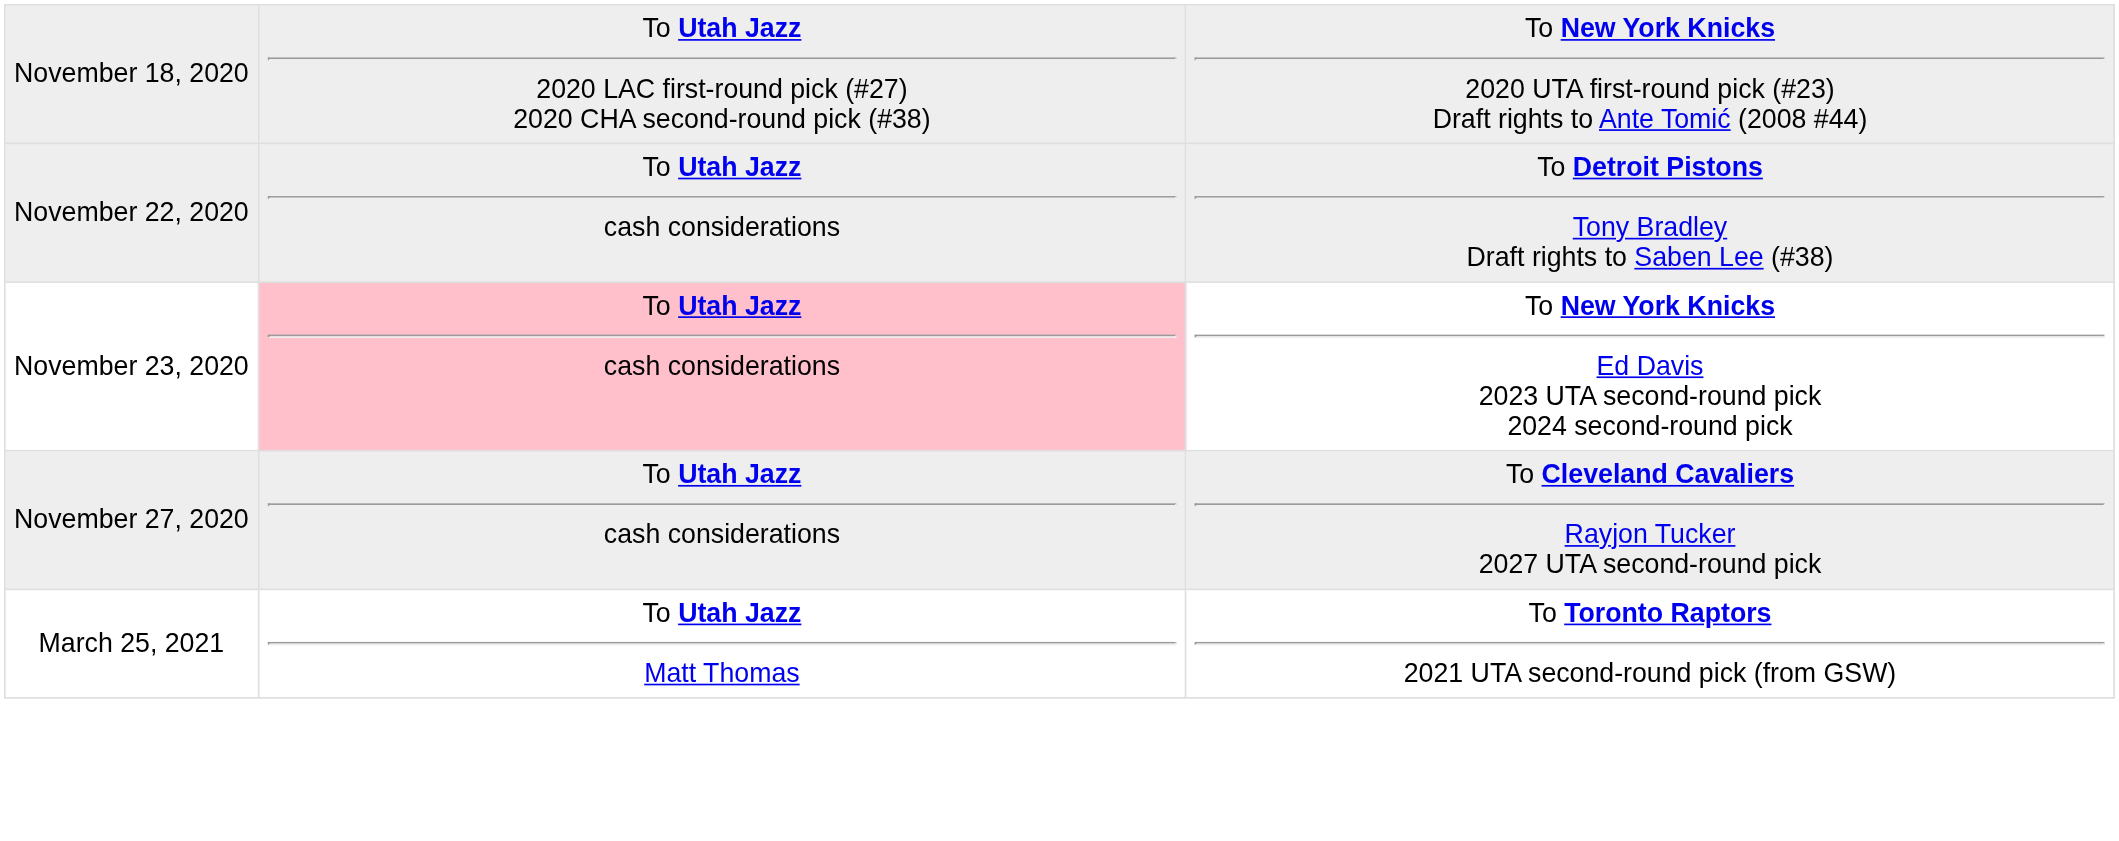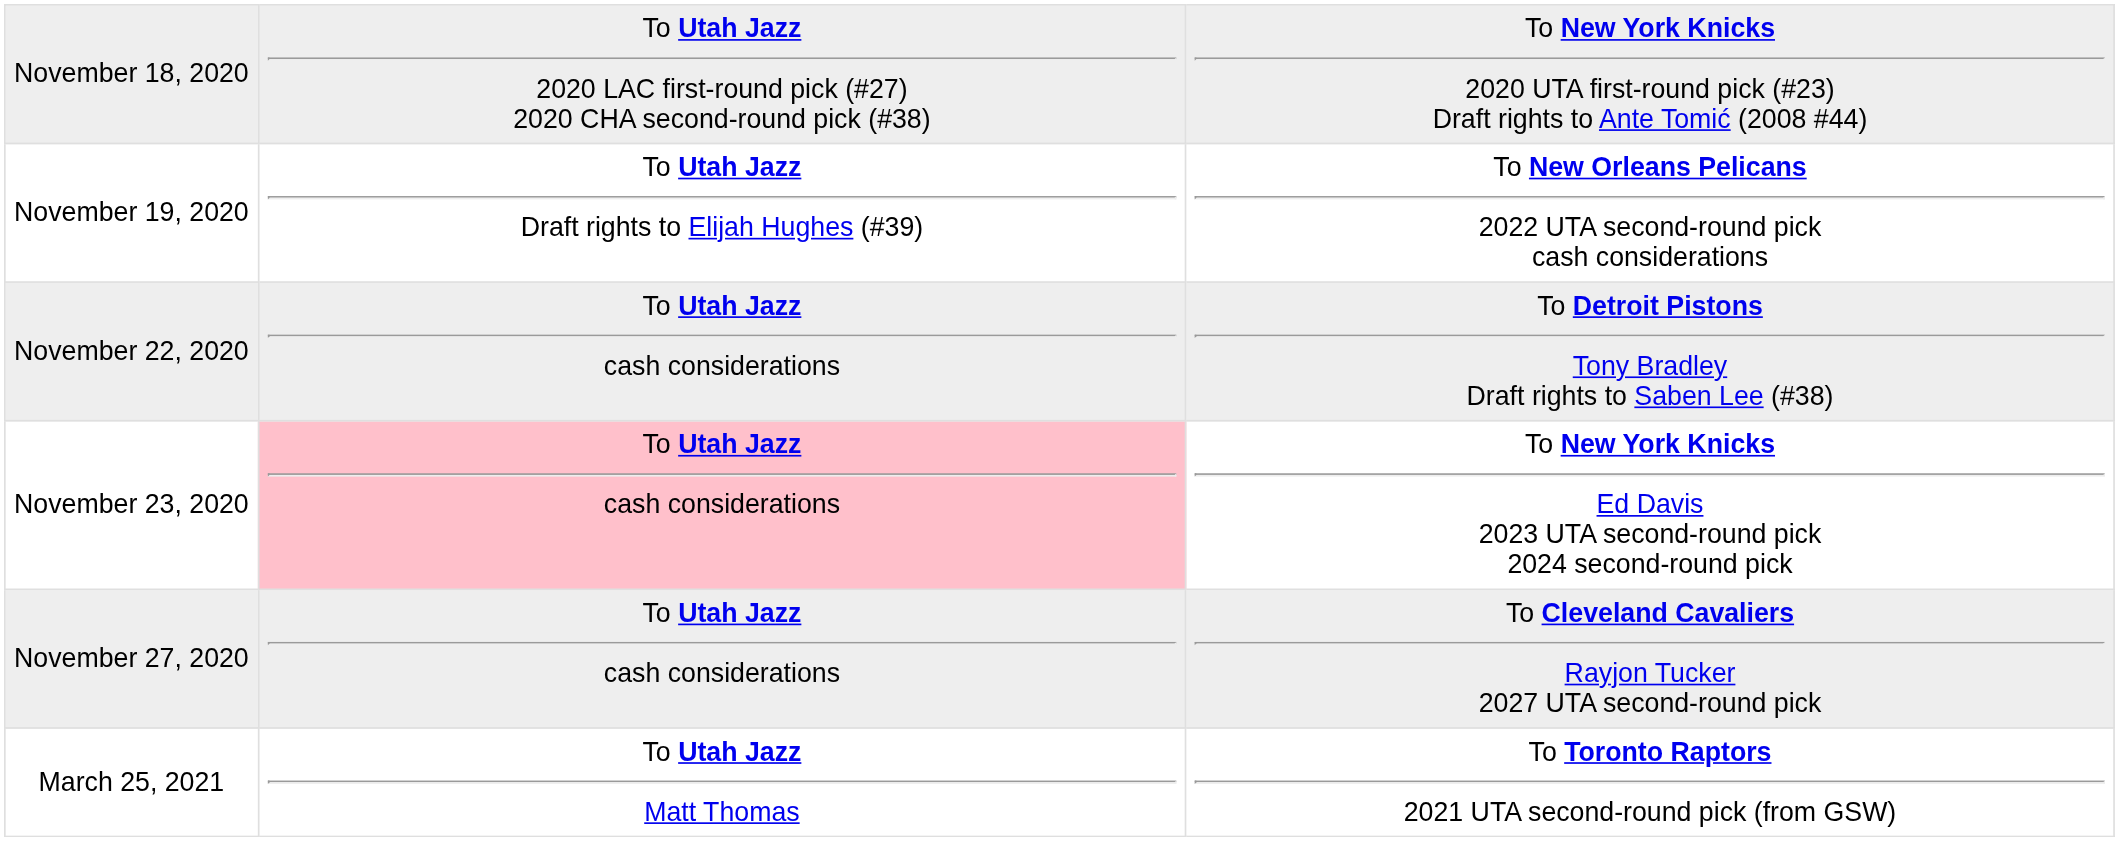+ row: (131, 212)
